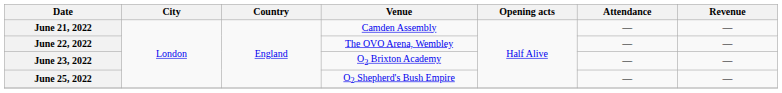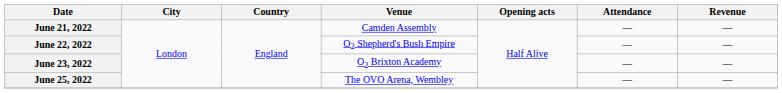(399, 43) The OVO Arena, Wembley -> (399, 45) O2 Shepherd's Bush Empire
(399, 79) O2 Shepherd's Bush Empire -> (399, 80) The OVO Arena, Wembley
